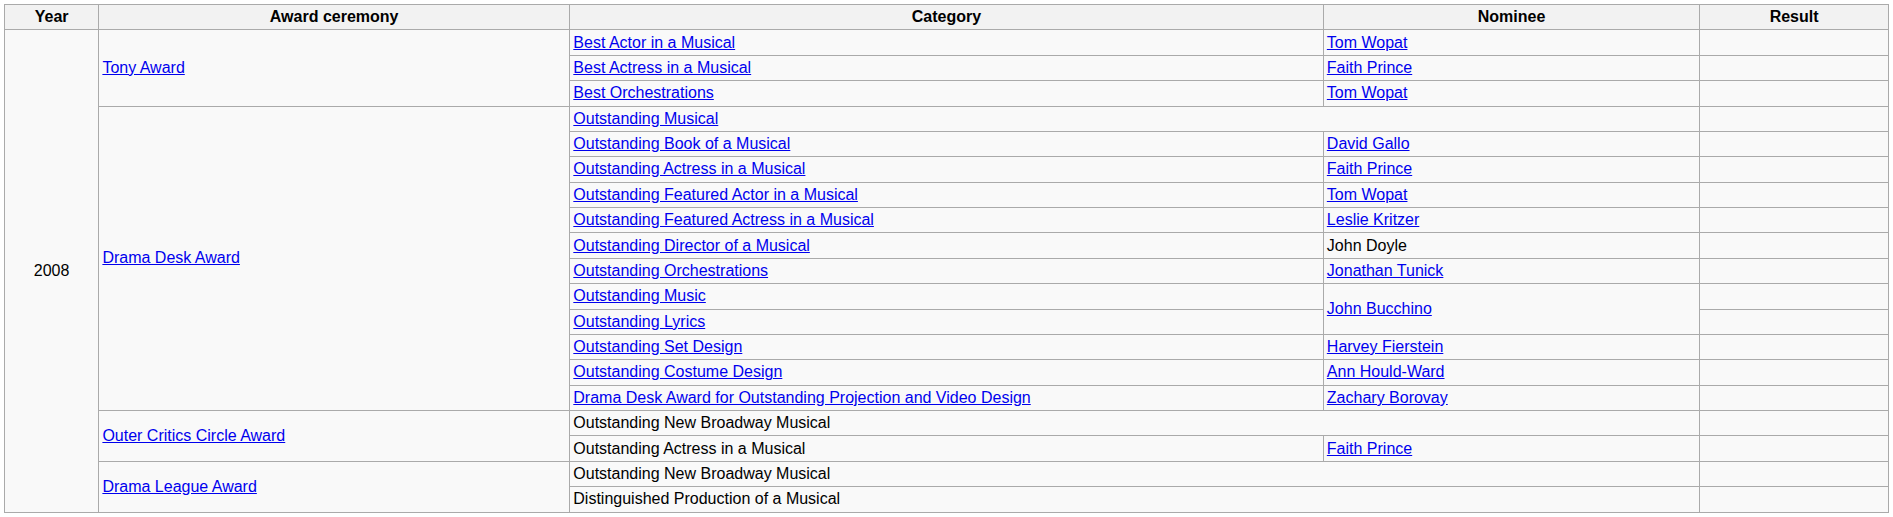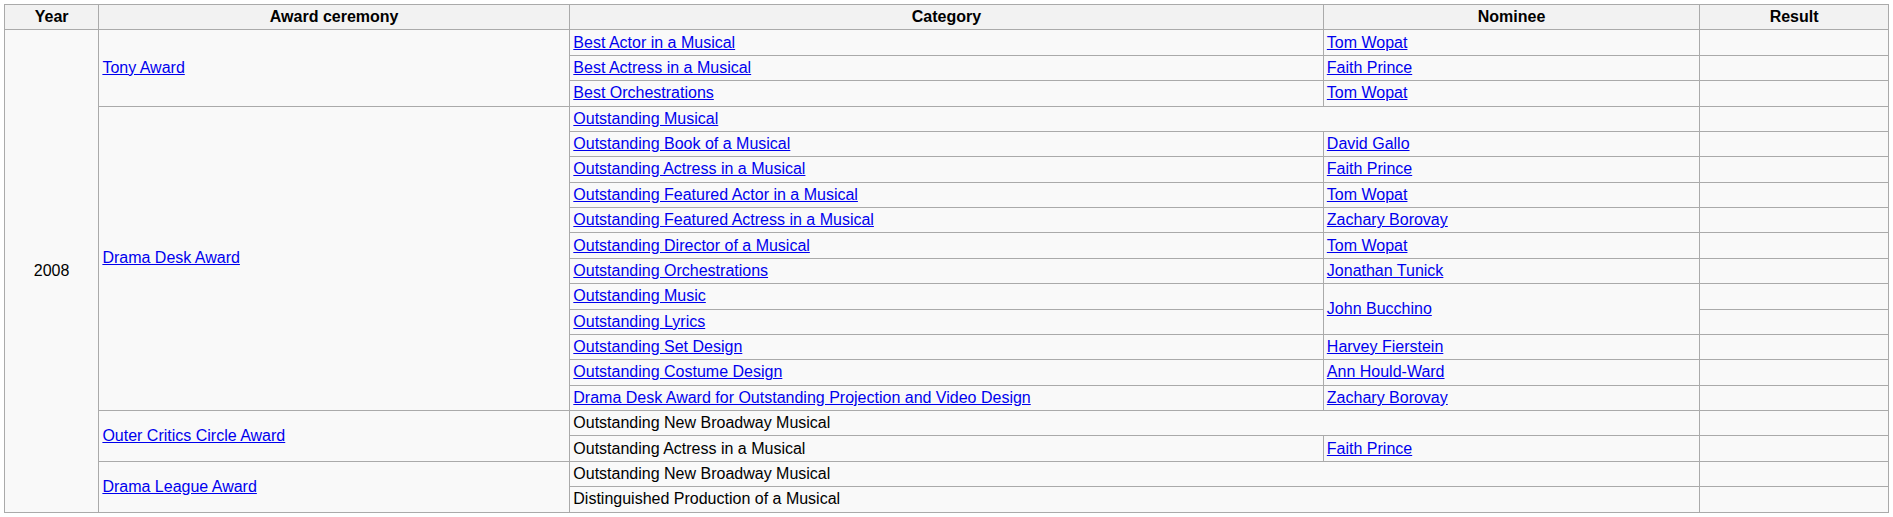(1373, 220) Leslie Kritzer -> (1387, 220) Zachary Borovay
(1367, 245) John Doyle -> (1367, 245) Tom Wopat
